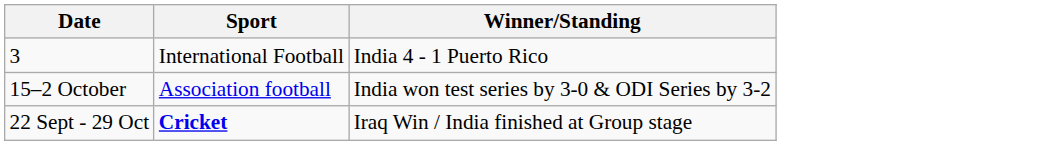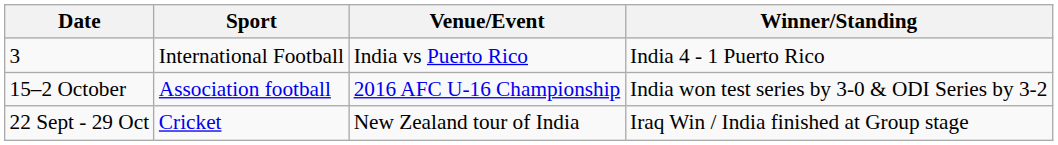+ column: (487, 21)
(193, 122) bold -> (190, 122) normal
